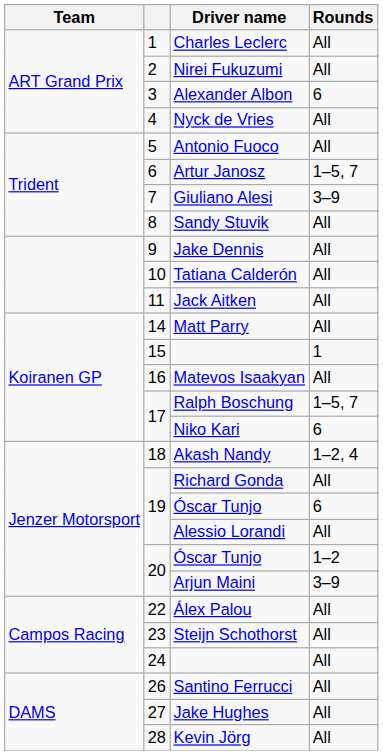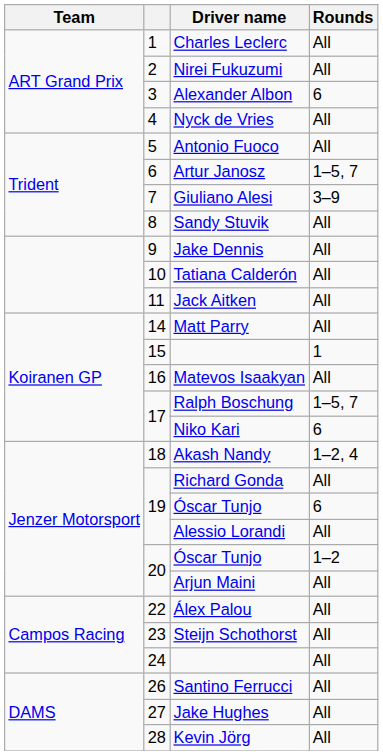(326, 583) 3–9 -> (322, 583) All
